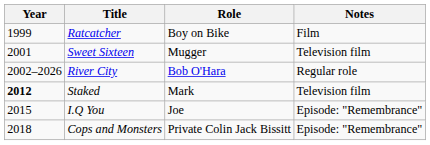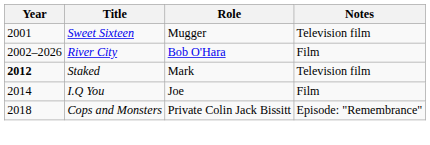- row: (94, 33)
(327, 71) Regular role -> (308, 52) Film
(19, 110) 2015 -> (19, 91) 2014
(359, 110) Episode: "Remembrance" -> (308, 91) Film
